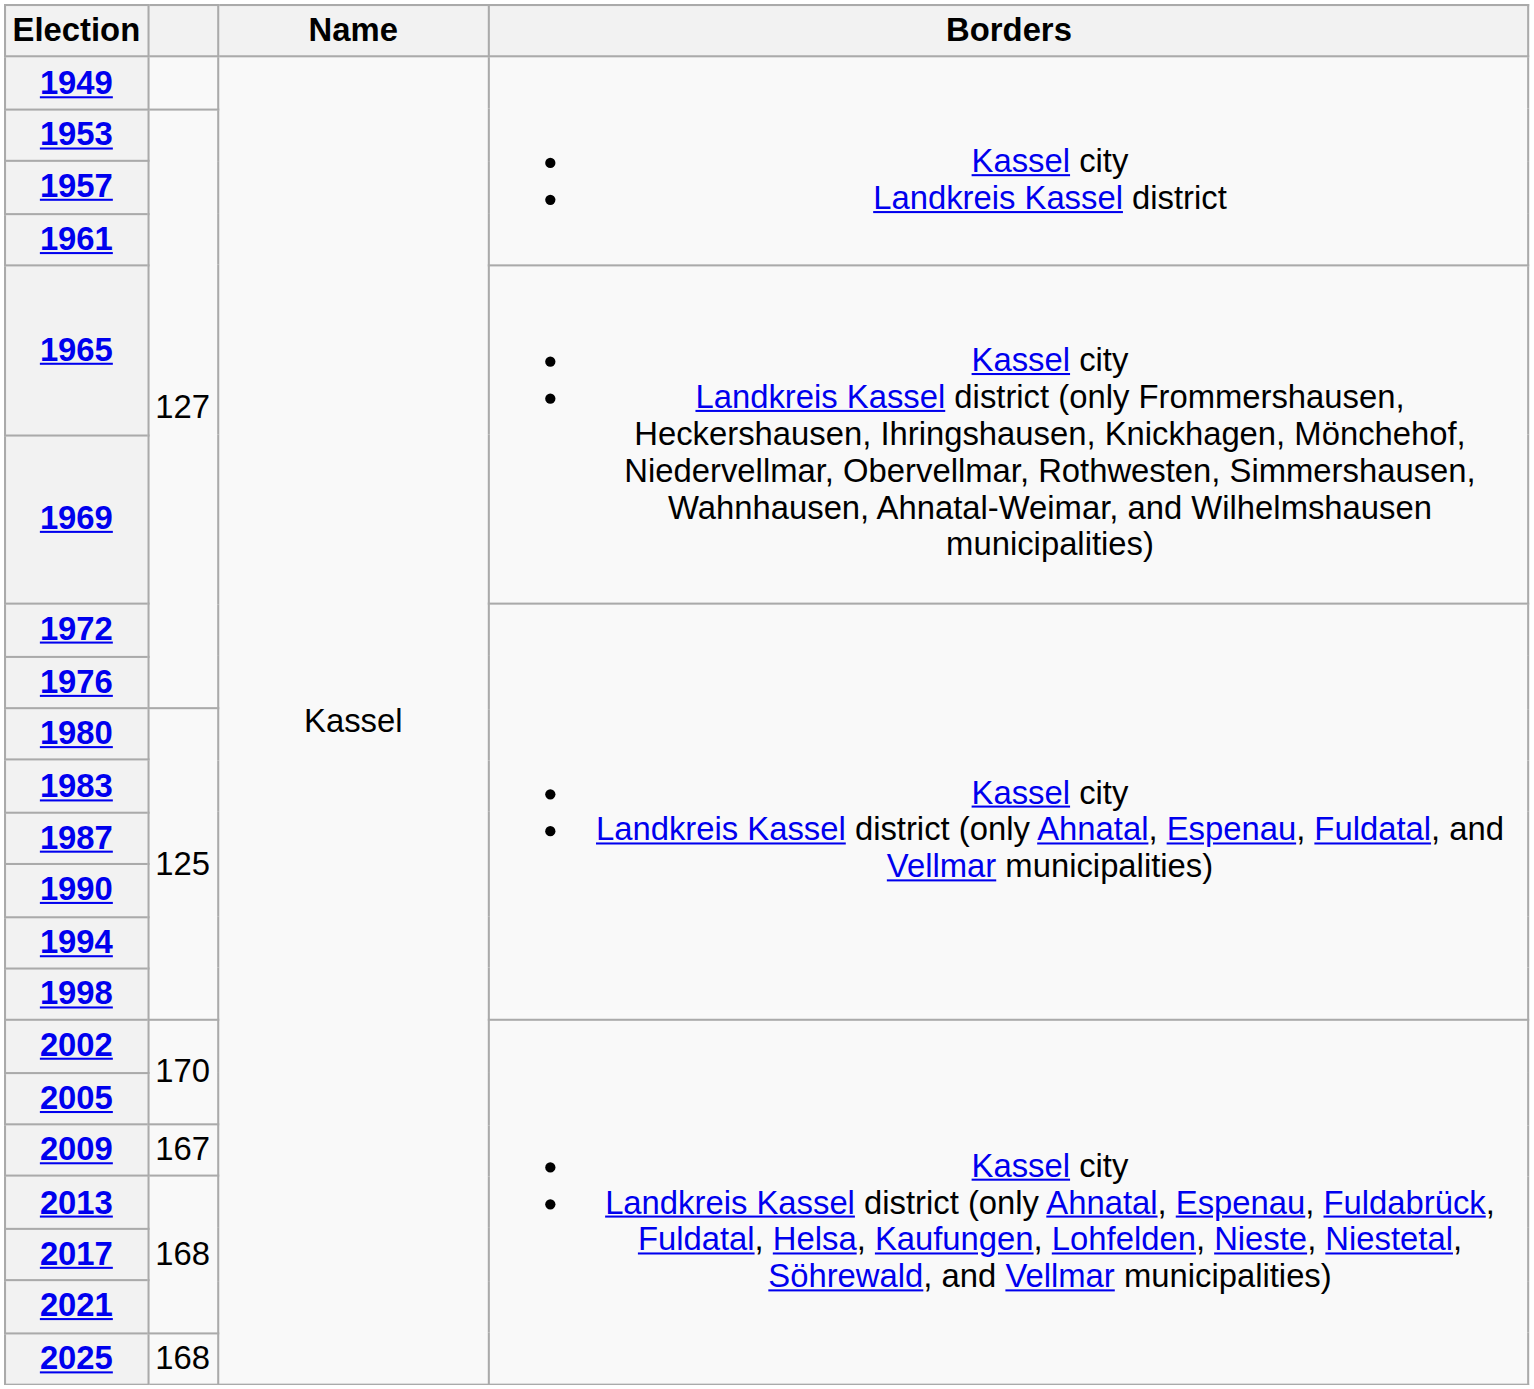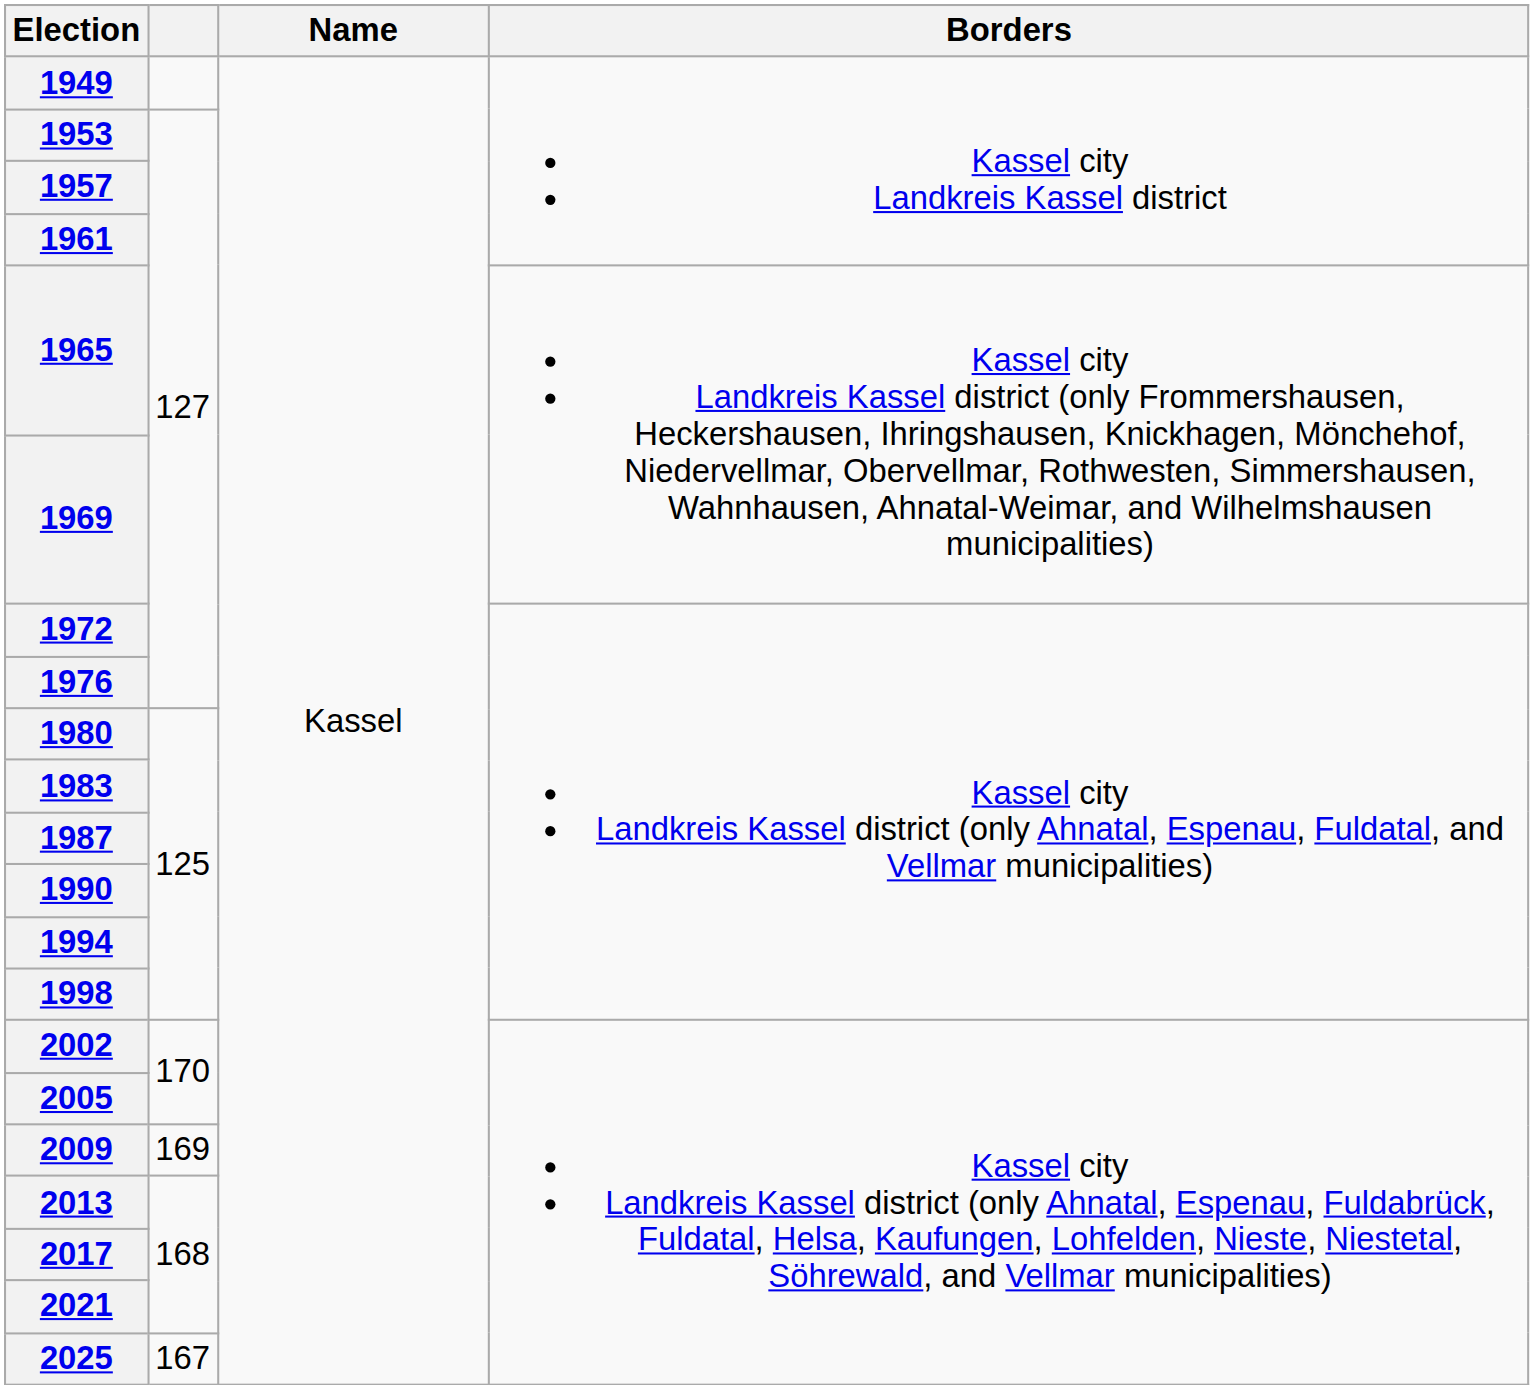(183, 1149) 167 -> (183, 1149) 169
(183, 1357) 168 -> (183, 1357) 167
